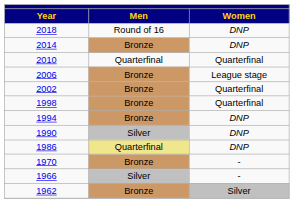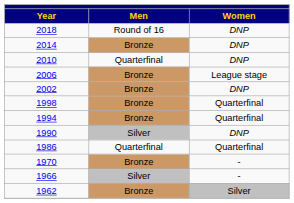(239, 60) Quarterfinal -> (239, 60) DNP
(239, 89) Quarterfinal -> (239, 89) DNP
(239, 118) DNP -> (239, 118) Quarterfinal
(139, 147) khaki background -> (139, 147) no background
(239, 147) DNP -> (239, 147) Quarterfinal
